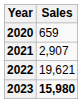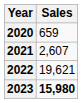(54, 51) 2,907 -> (54, 51) 2,607
